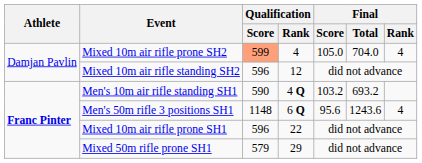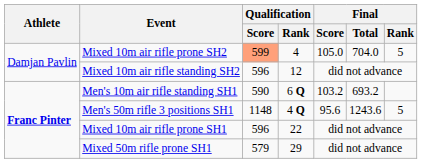(400, 52) 4 -> (400, 52) 5
(296, 91) 4 Q -> (296, 91) 6 Q
(296, 110) 6 Q -> (296, 110) 4 Q
(400, 110) 4 -> (400, 110) 5
